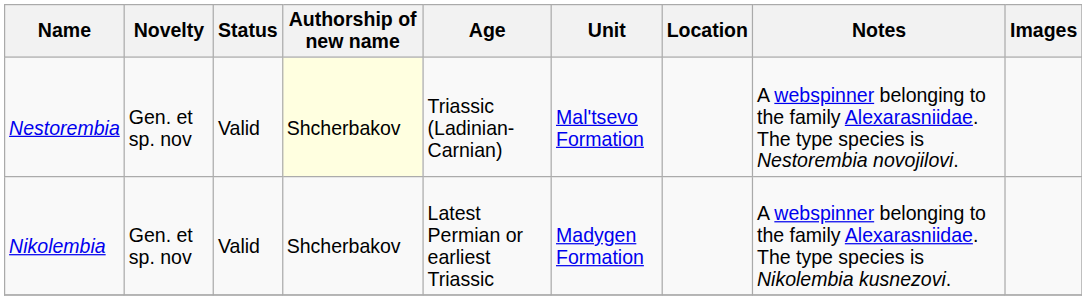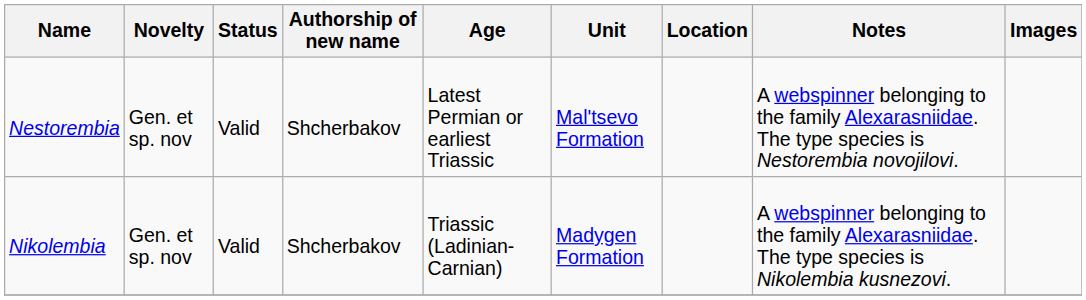(344, 127) lightyellow background -> (344, 127) no background
(471, 127) Triassic (Ladinian-Carnian) -> (475, 127) Latest Permian or earliest Triassic
(475, 246) Latest Permian or earliest Triassic -> (471, 246) Triassic (Ladinian-Carnian)
